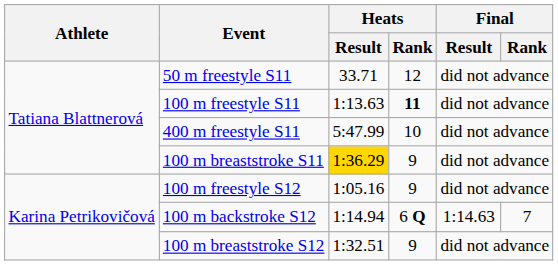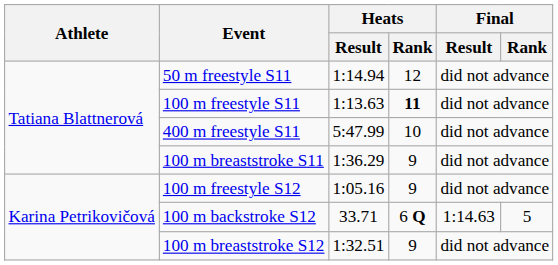(358, 75) 33.71 -> (358, 75) 1:14.94
(358, 160) gold background -> (358, 160) no background
(358, 217) 1:14.94 -> (358, 217) 33.71
(527, 217) 7 -> (527, 217) 5
